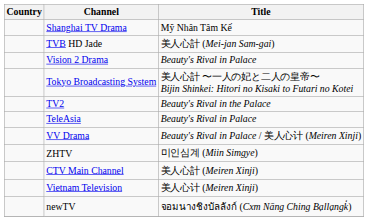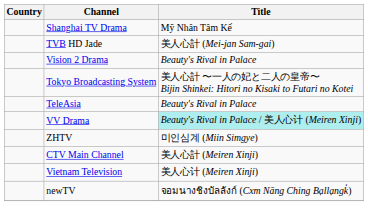- row: (55, 104)
(261, 135) no background -> (261, 120) paleturquoise background
